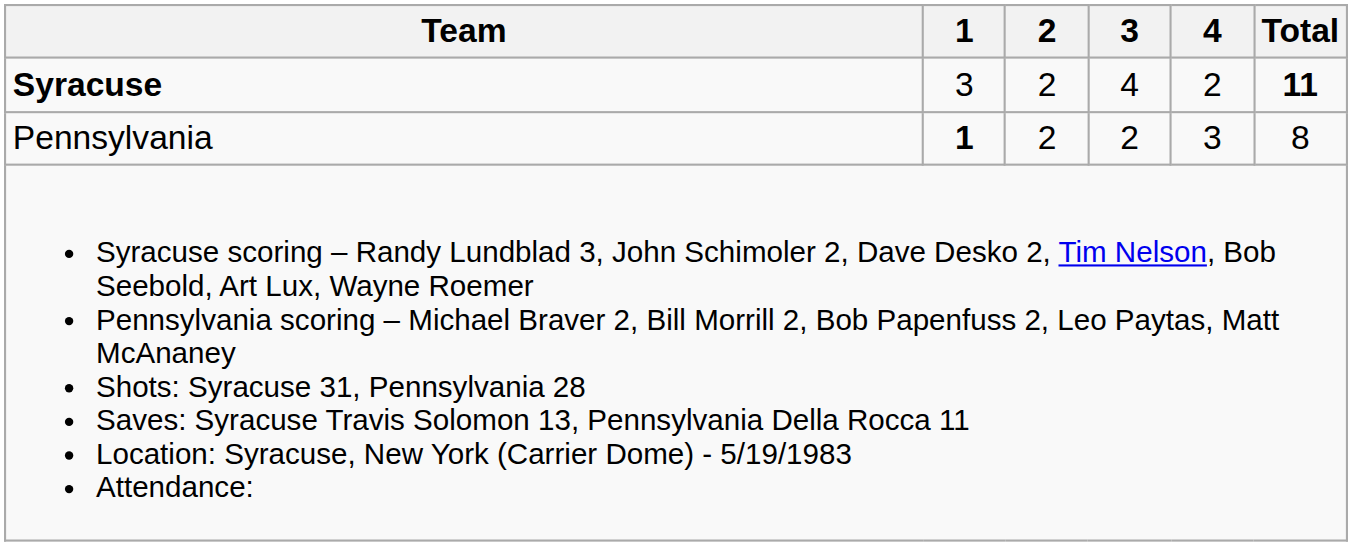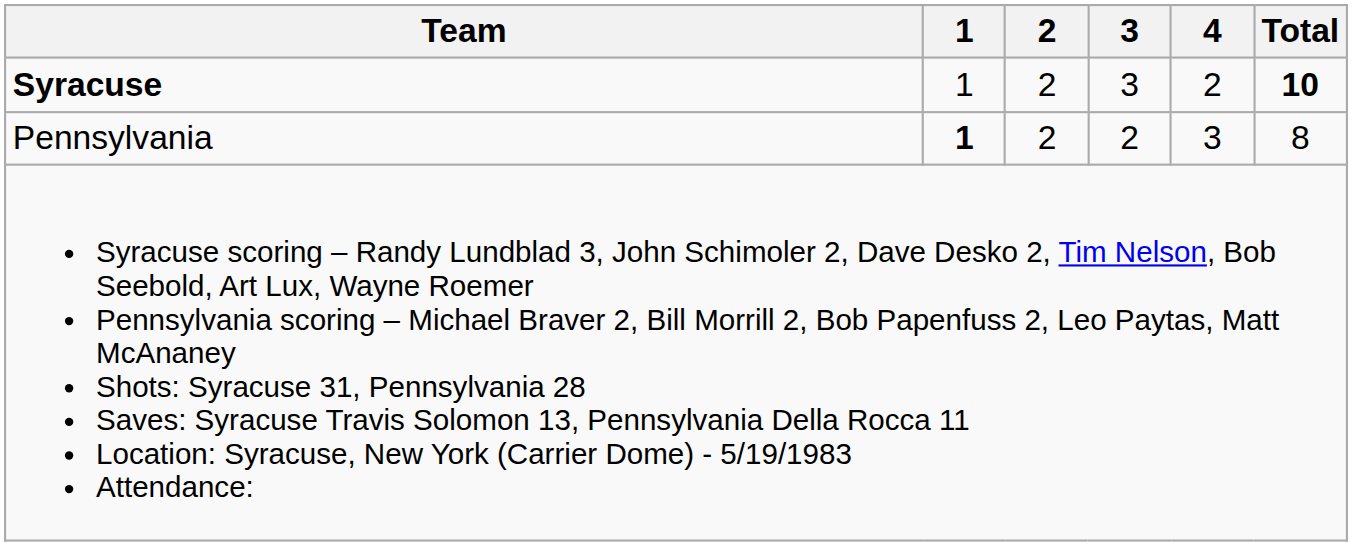(964, 84) 3 -> (964, 84) 1
(1130, 84) 4 -> (1130, 84) 3
(1300, 84) 11 -> (1300, 84) 10
